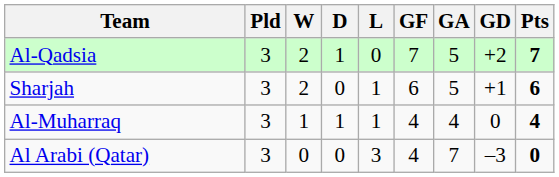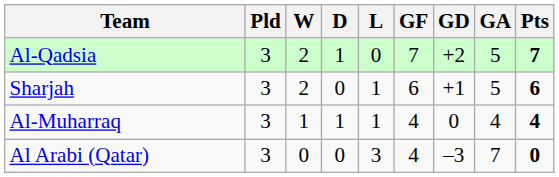columns swapped: (454, 21) <-> (495, 21)
